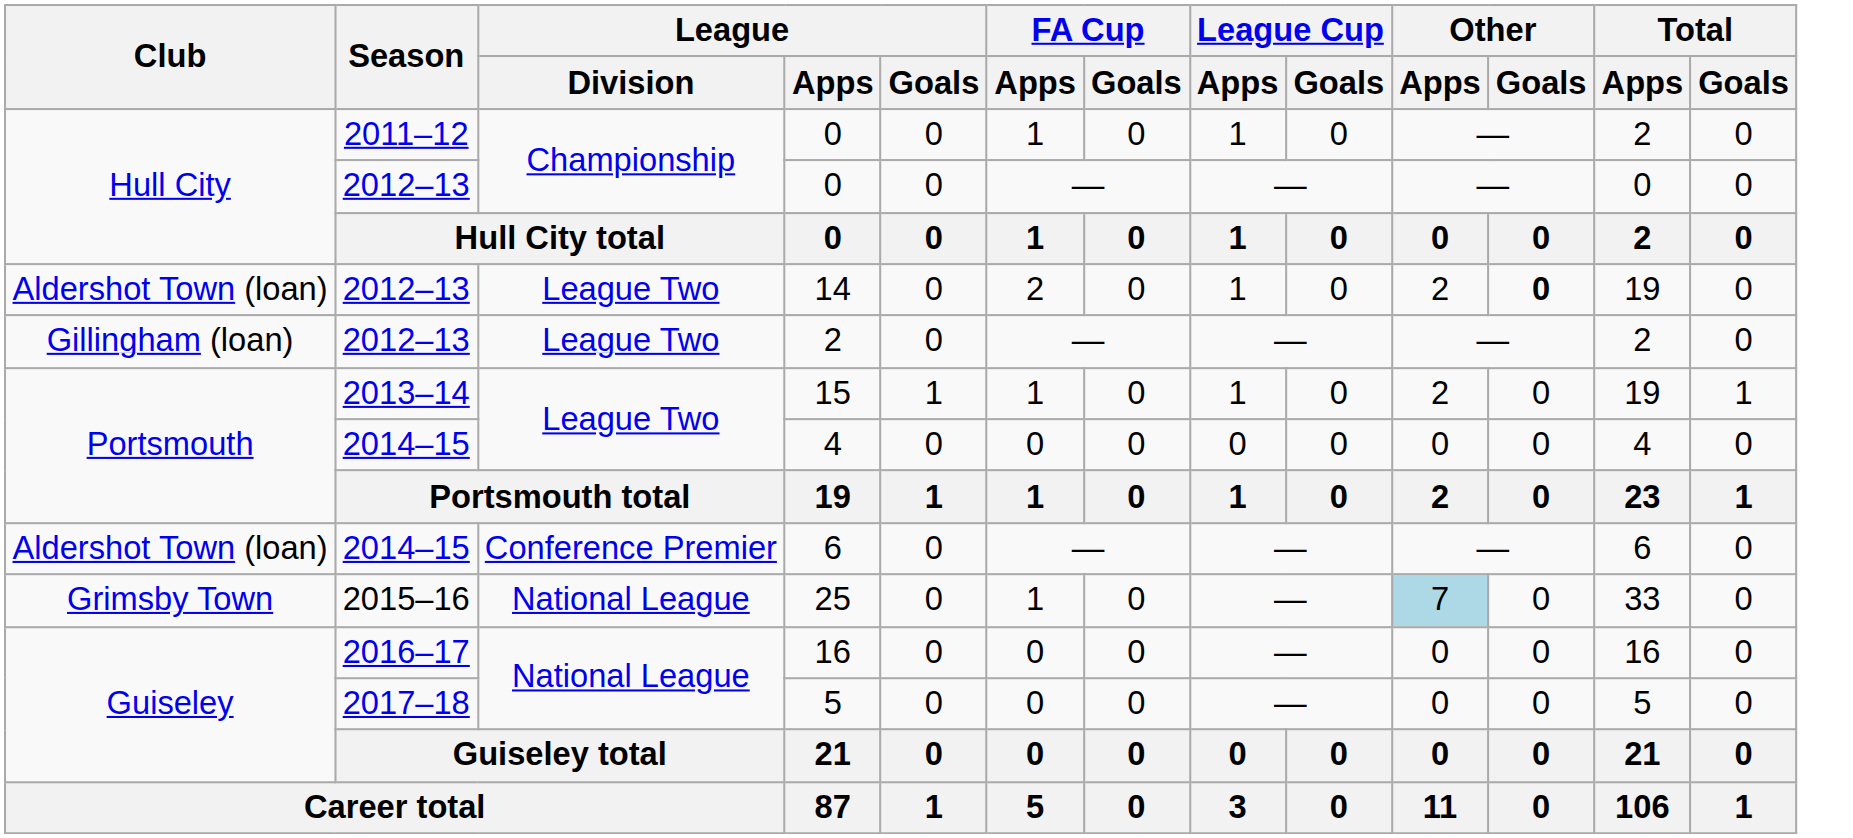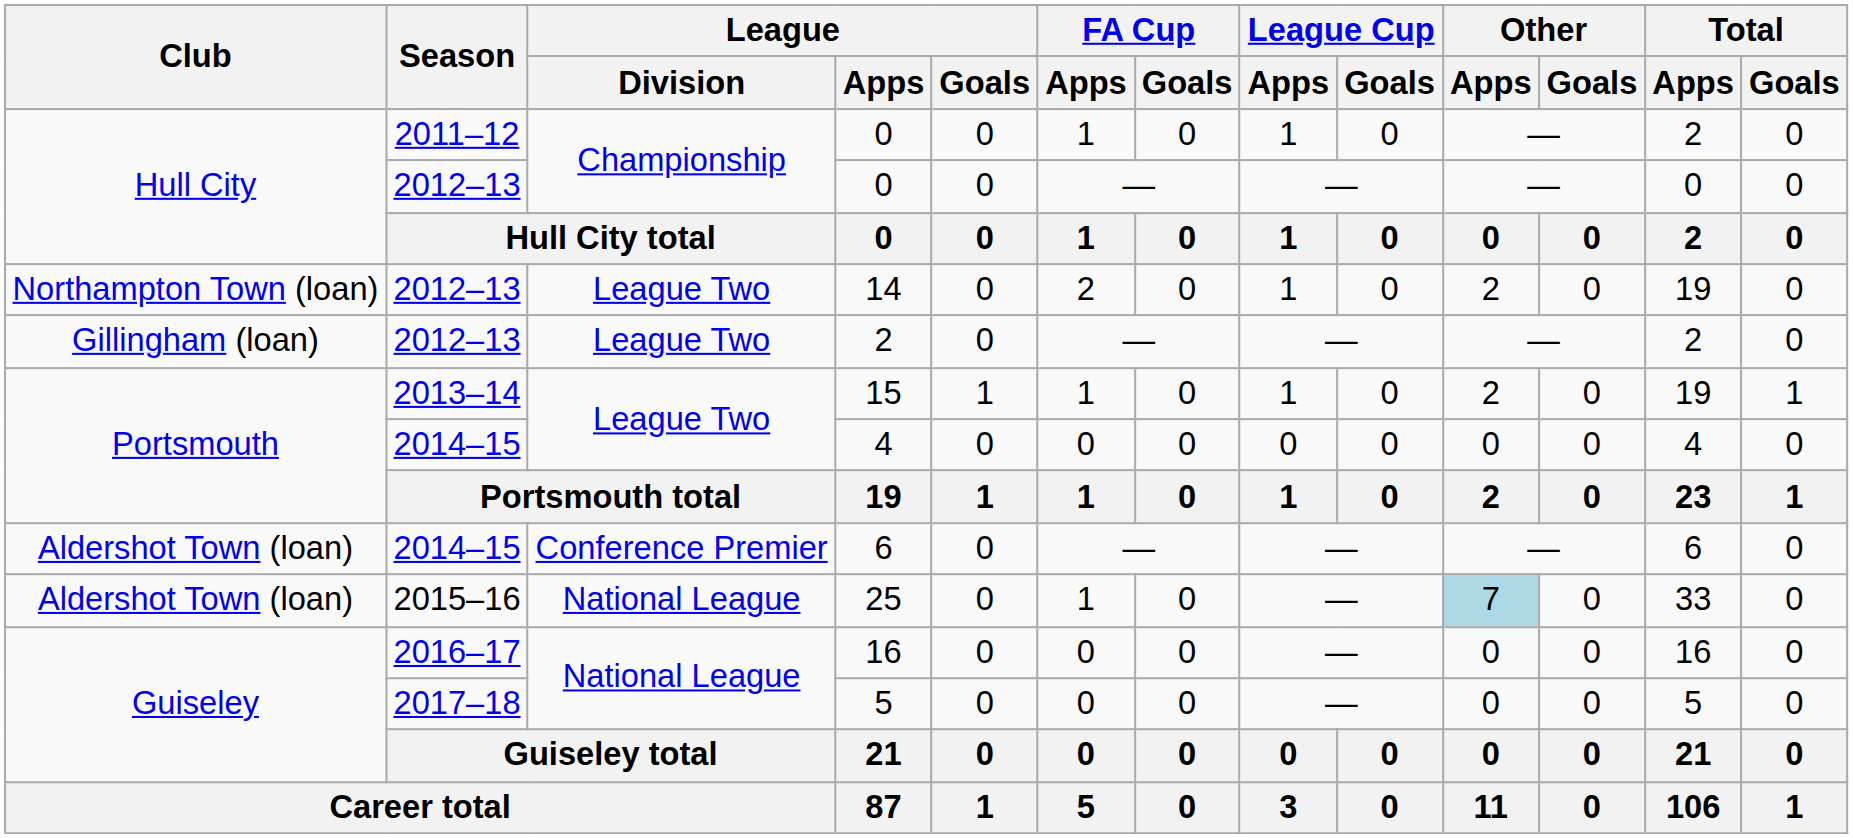(170, 289) Aldershot Town (loan) -> (195, 289) Northampton Town (loan)
(1541, 289) bold -> (1592, 289) normal
(170, 599) Grimsby Town -> (195, 599) Aldershot Town (loan)
